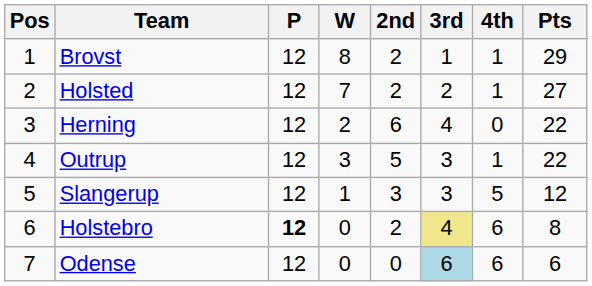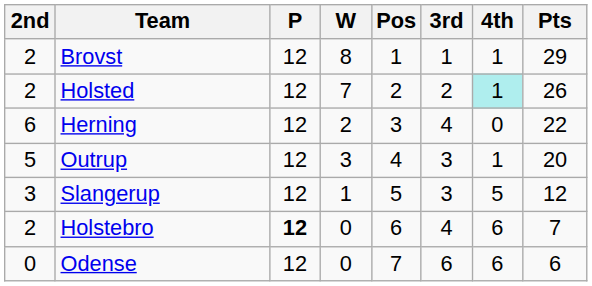columns swapped: (30, 21) <-> (396, 21)
(497, 90) no background -> (497, 90) paleturquoise background
(555, 90) 27 -> (555, 90) 26
(555, 159) 22 -> (555, 159) 20
(447, 228) khaki background -> (447, 228) no background
(555, 228) 8 -> (555, 228) 7
(447, 263) lightblue background -> (447, 263) no background
